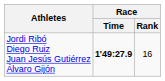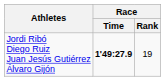(147, 55) 16 -> (147, 55) 19
